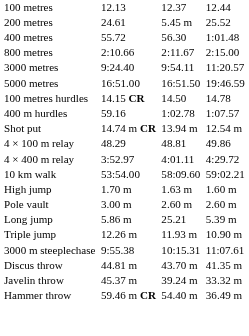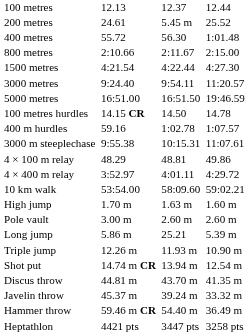+ row: (31, 68)
rows swapped: (50, 250) <-> (23, 128)
+ row: (29, 326)
